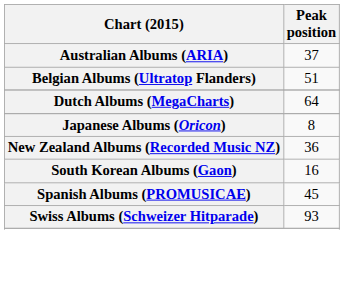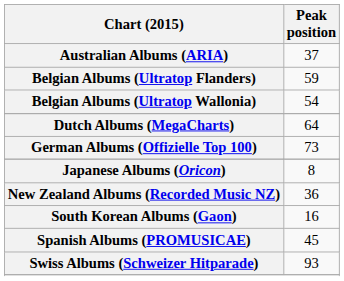(311, 78) 51 -> (311, 78) 59
+ row: (144, 101)
+ row: (144, 147)
